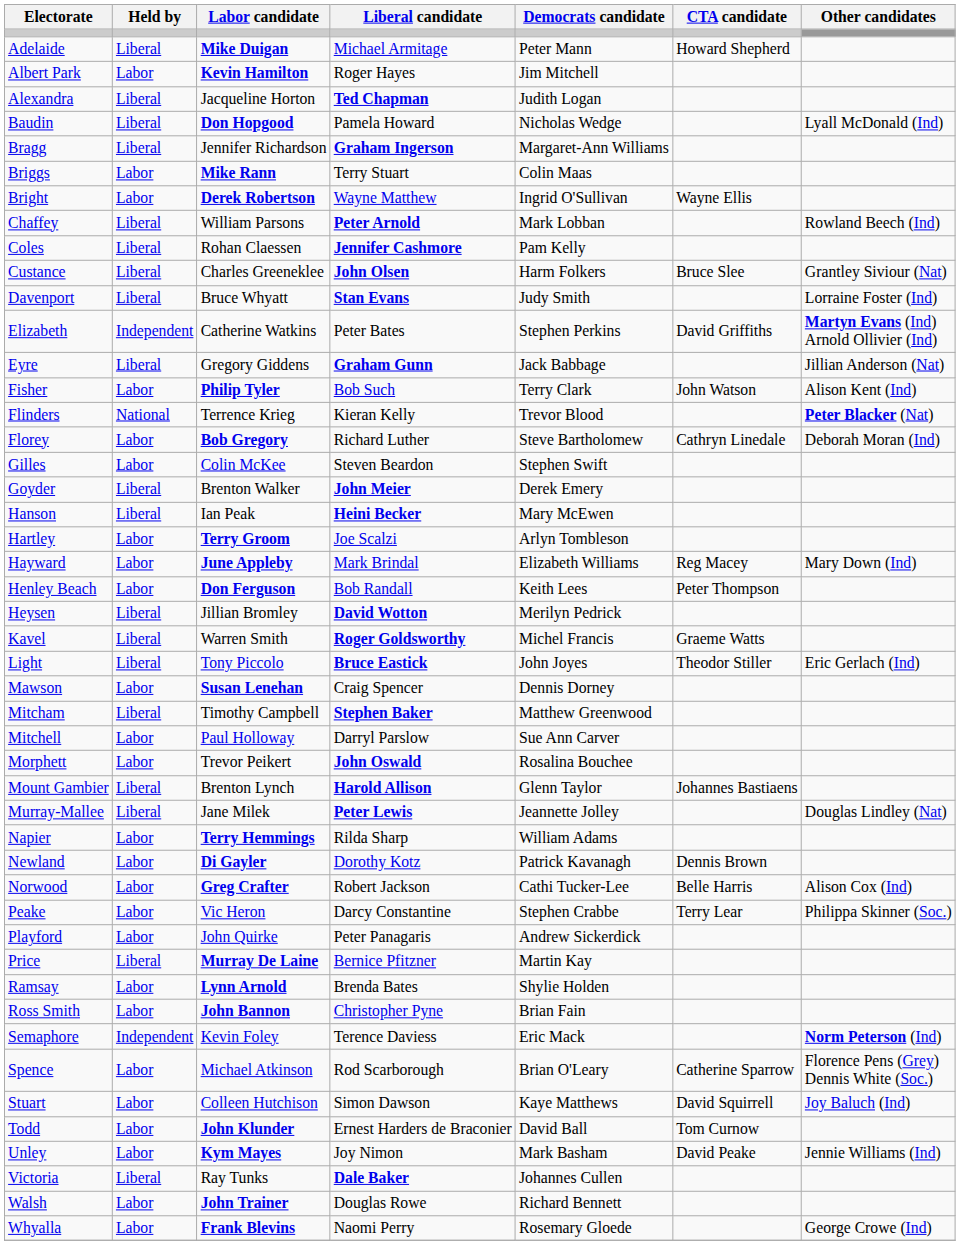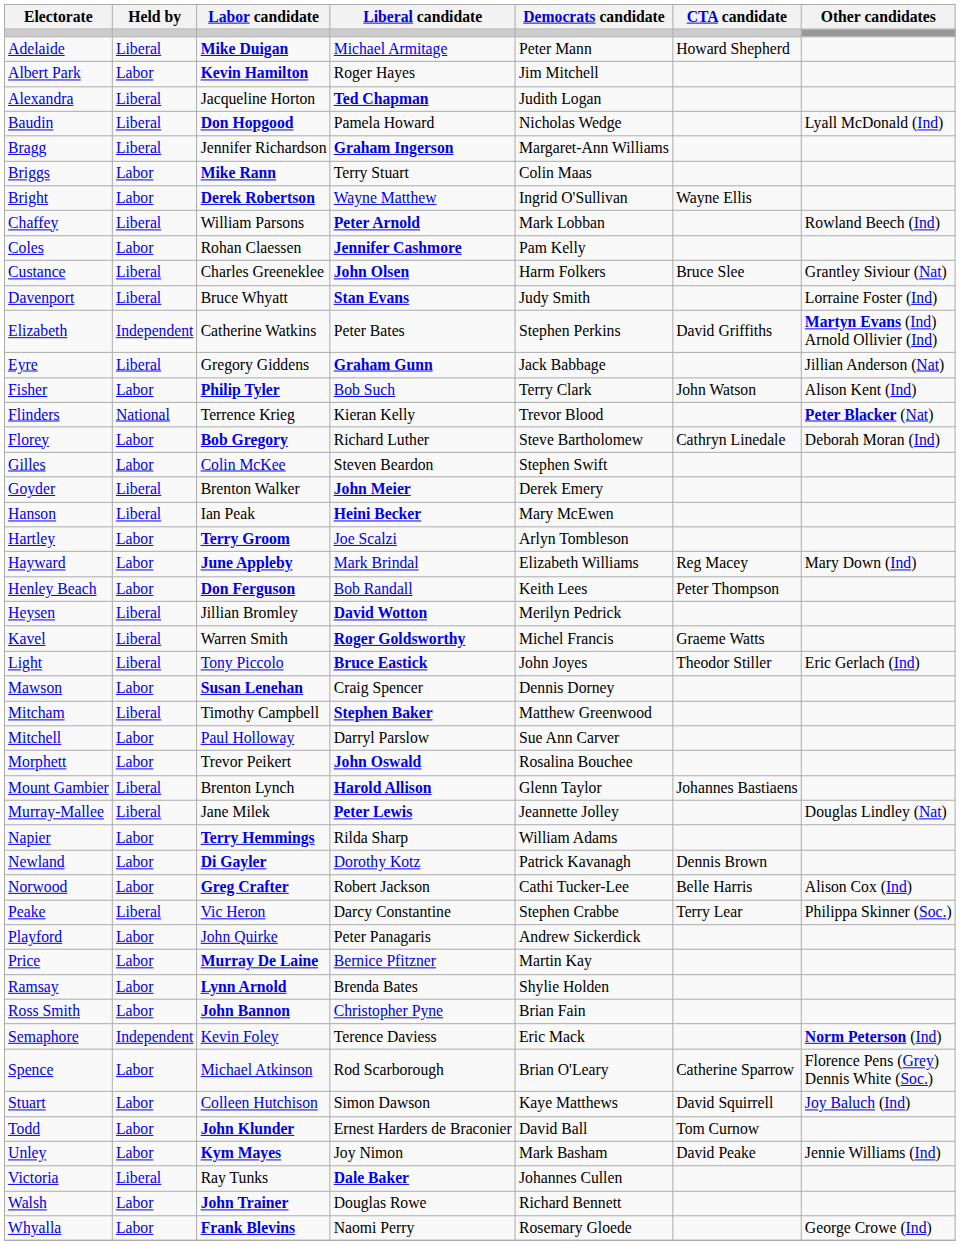(139, 247) Liberal -> (135, 247) Labor
(135, 912) Labor -> (139, 912) Liberal
(139, 961) Liberal -> (135, 961) Labor
